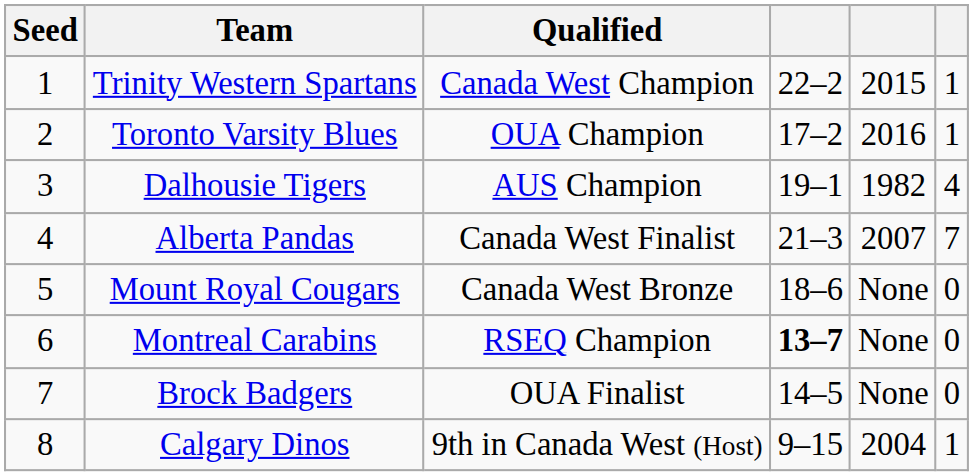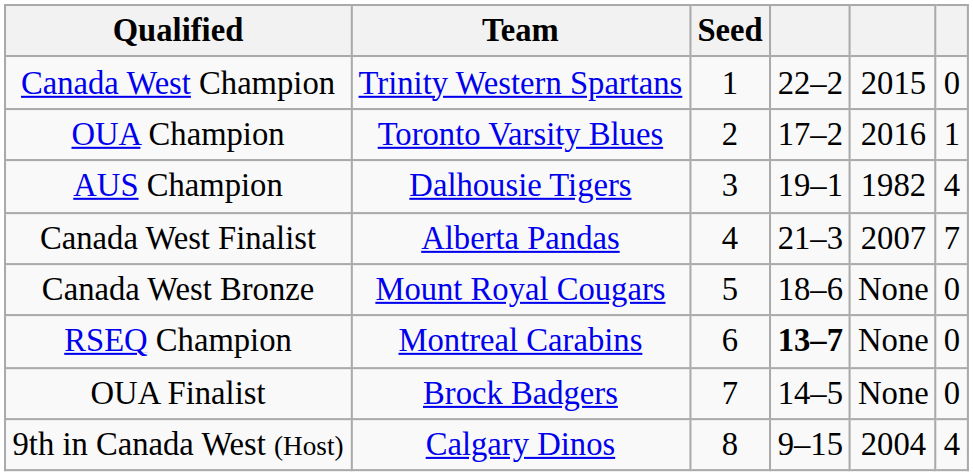columns swapped: (45, 30) <-> (597, 30)
(952, 82) 1 -> (952, 82) 0
(952, 444) 1 -> (952, 444) 4
